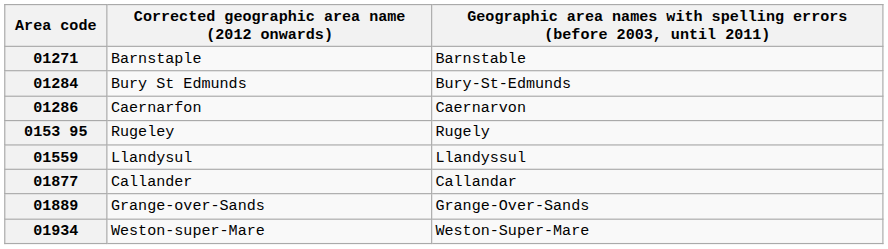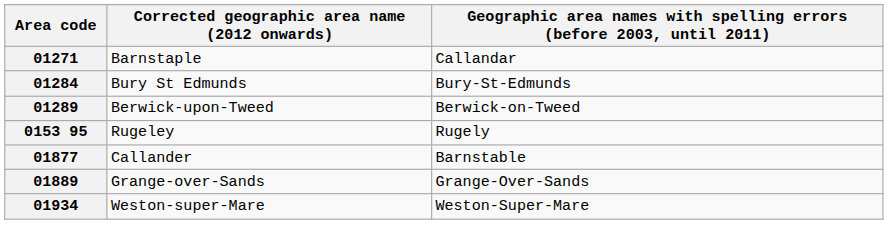(481, 59) Barnstable -> (476, 59) Callandar
- row: (56, 108)
+ row: (56, 108)
- row: (56, 157)
(476, 182) Callandar -> (481, 157) Barnstable
